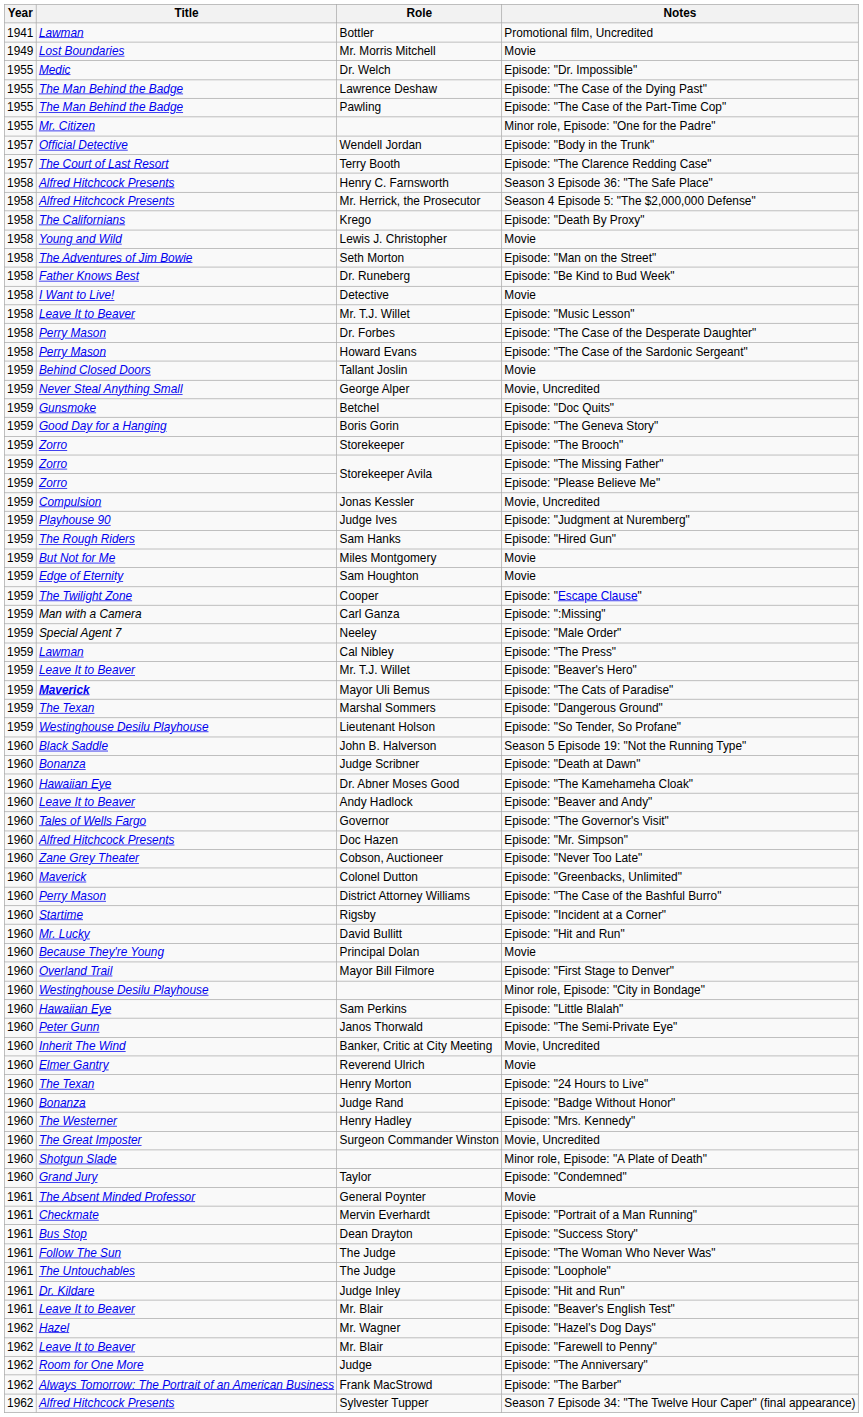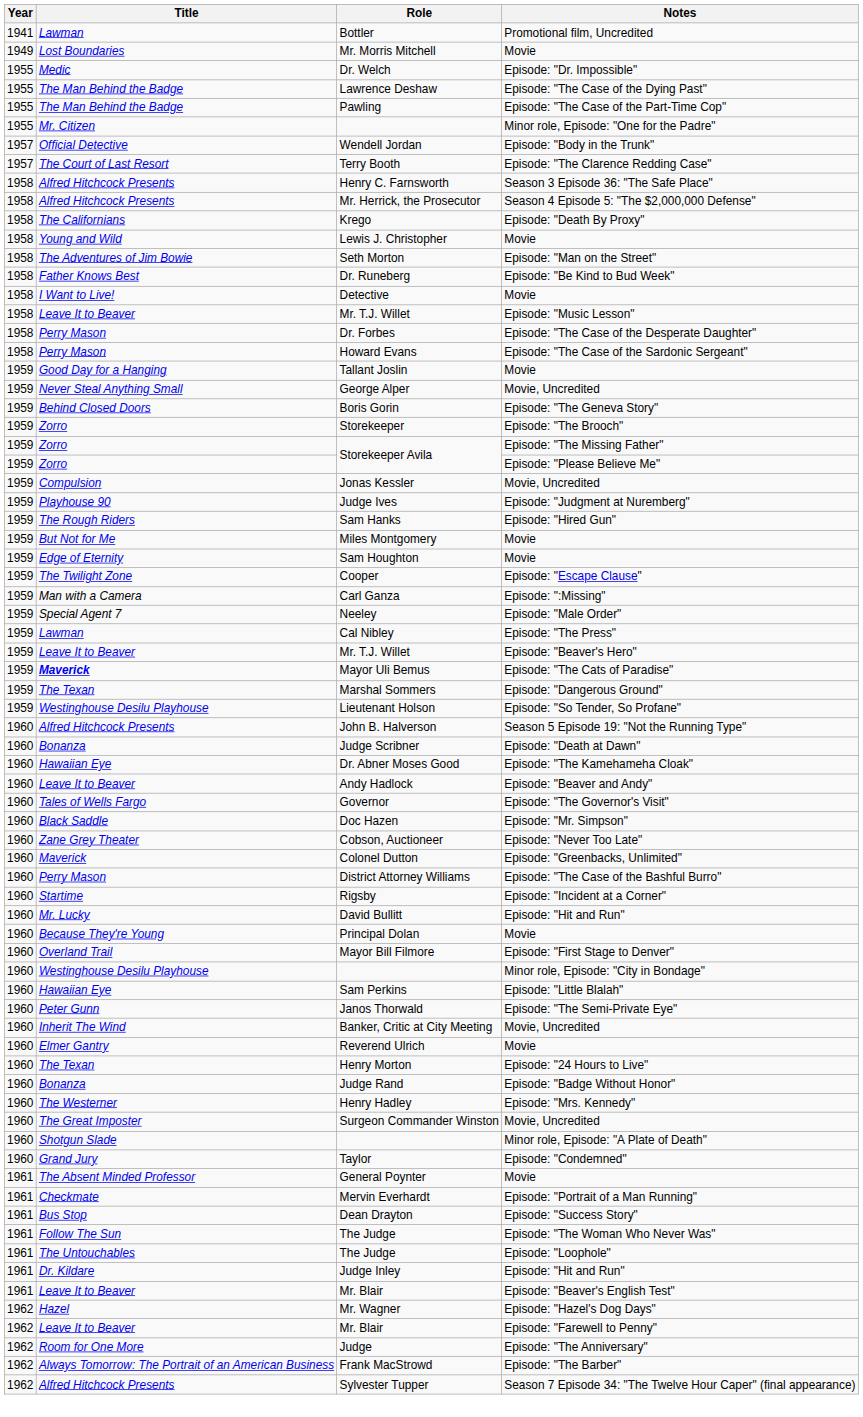(95, 370) Behind Closed Doors -> (103, 370) Good Day for a Hanging
- row: (359, 408)
(103, 426) Good Day for a Hanging -> (95, 408) Behind Closed Doors
(73, 746) Black Saddle -> (107, 727) Alfred Hitchcock Presents
(107, 840) Alfred Hitchcock Presents -> (73, 821) Black Saddle
